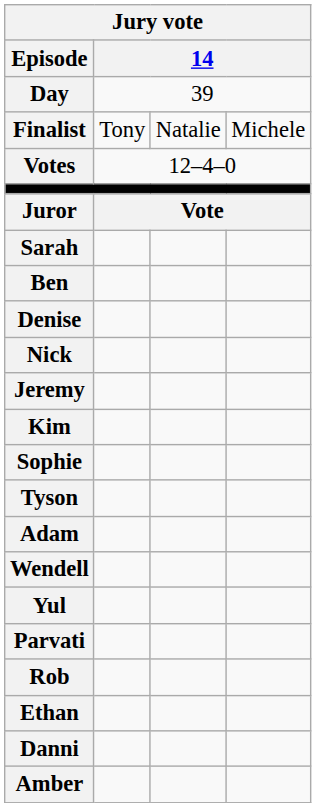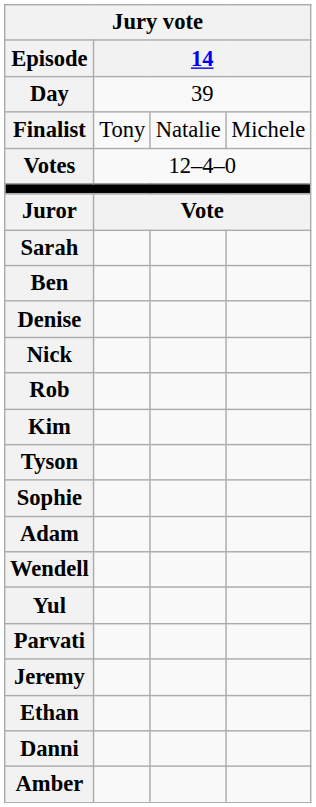rows swapped: (49, 390) <-> (49, 676)
rows swapped: (49, 462) <-> (49, 497)
